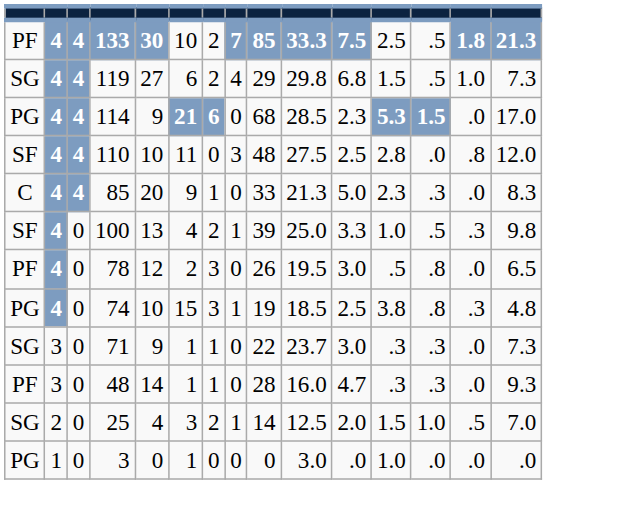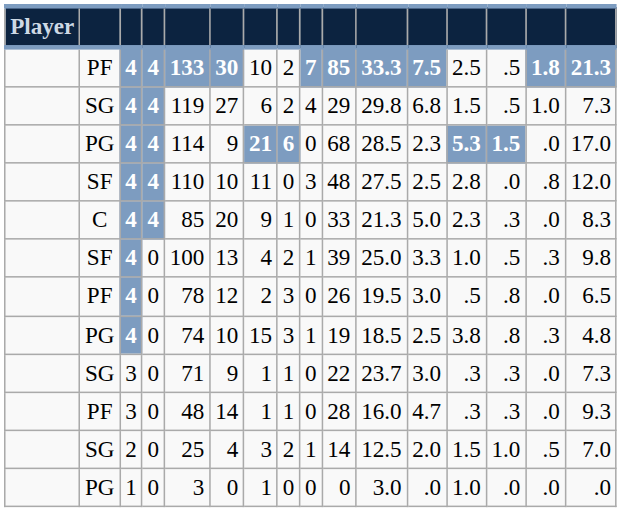+ column: (42, 26)
